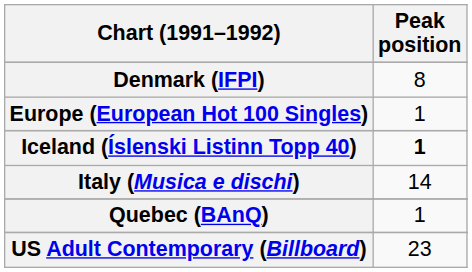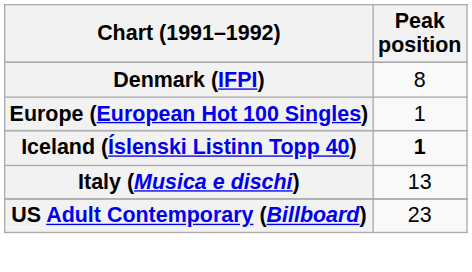(420, 181) 14 -> (420, 181) 13
- row: (189, 215)
